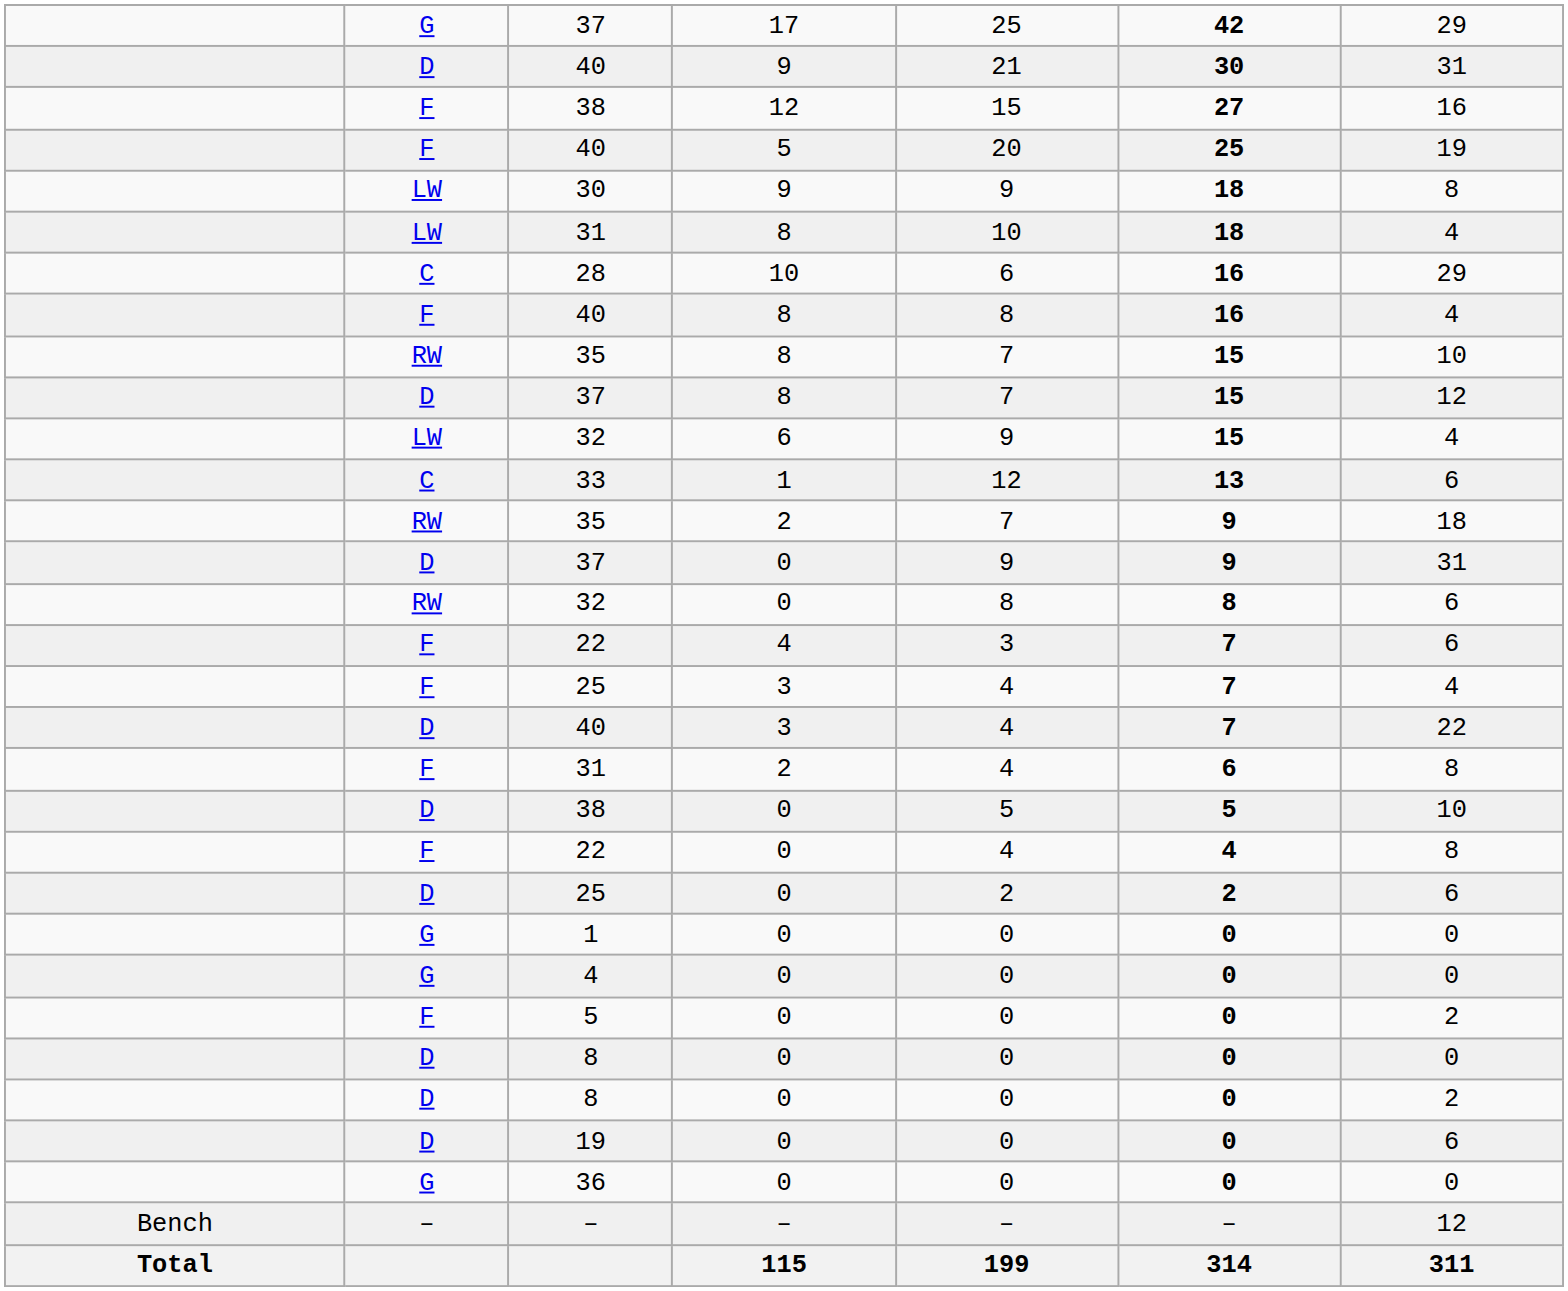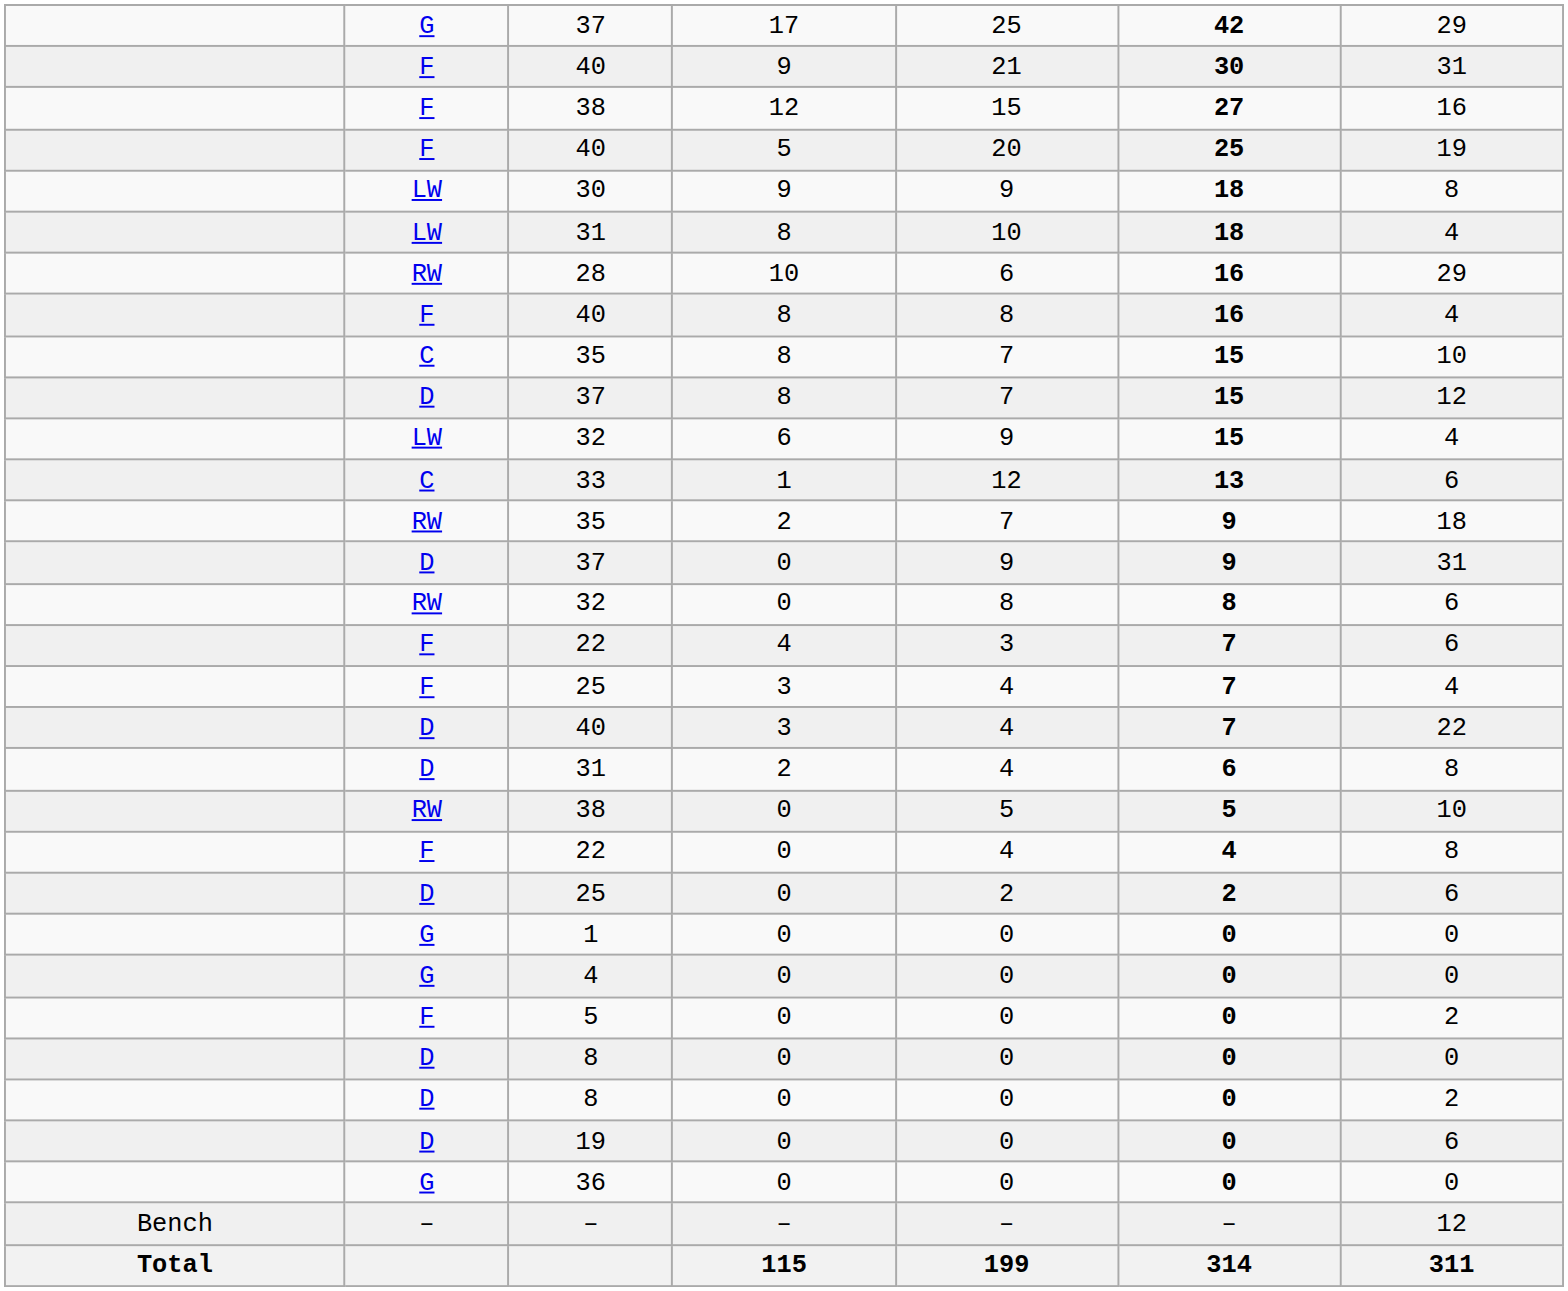(427, 67) D -> (427, 67) F
(427, 274) C -> (427, 274) RW
(427, 356) RW -> (427, 356) C
(427, 769) F -> (427, 769) D
(427, 811) D -> (427, 811) RW
